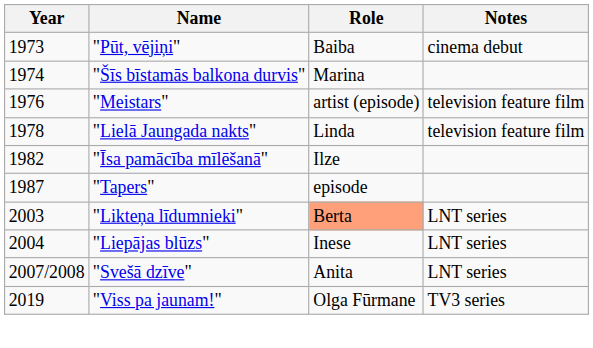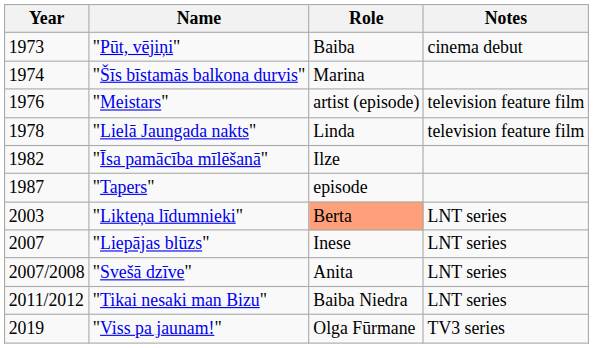(26, 243) 2004 -> (26, 243) 2007
+ row: (180, 300)
